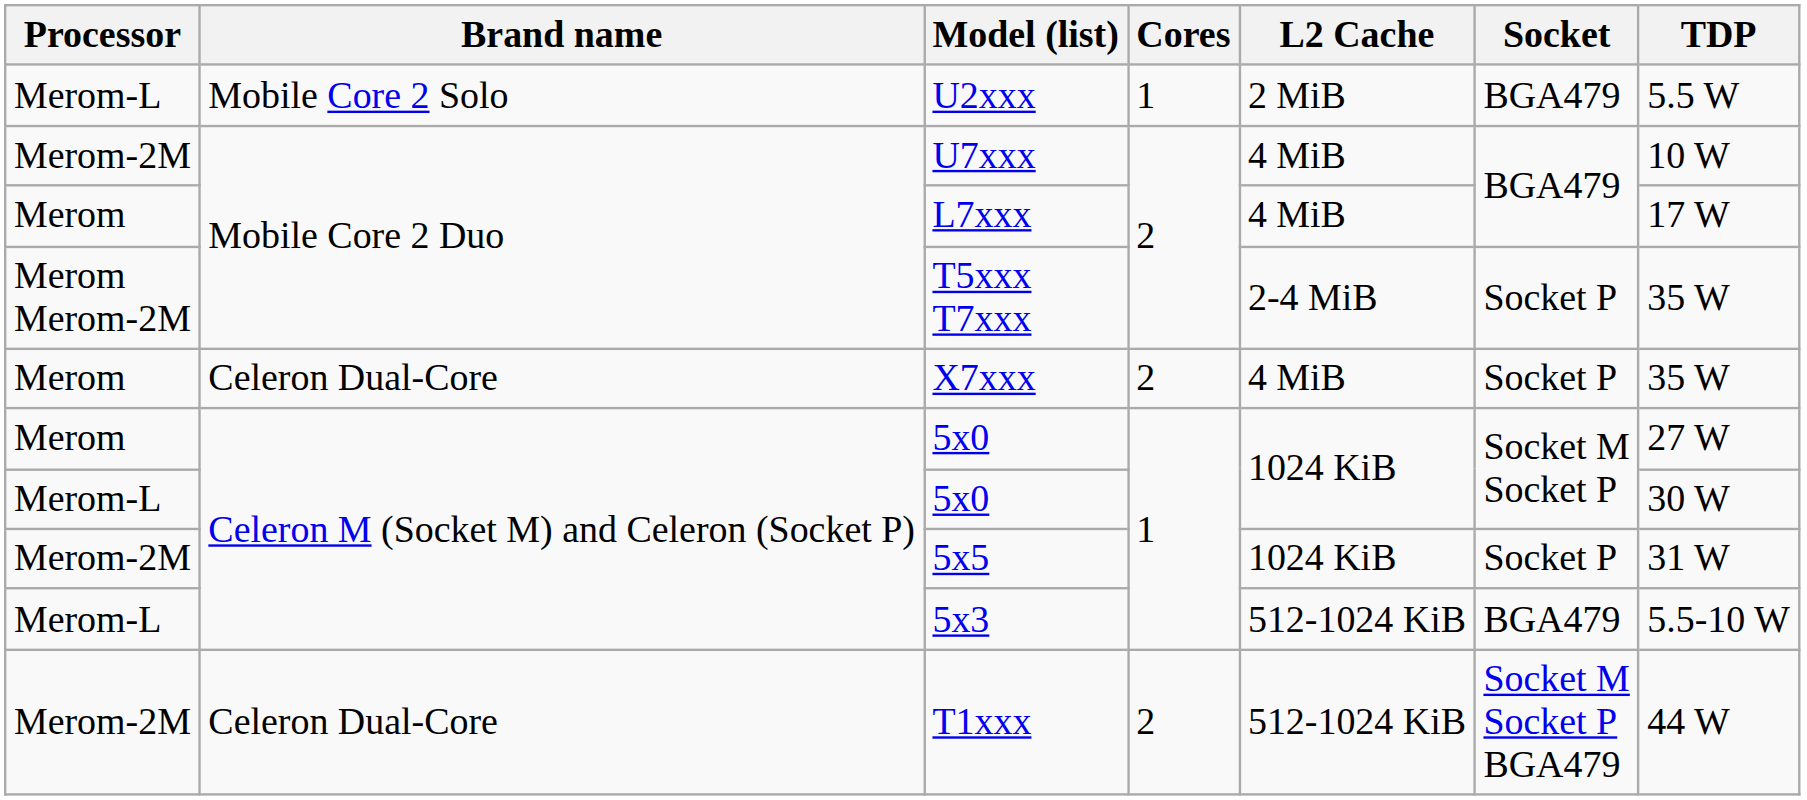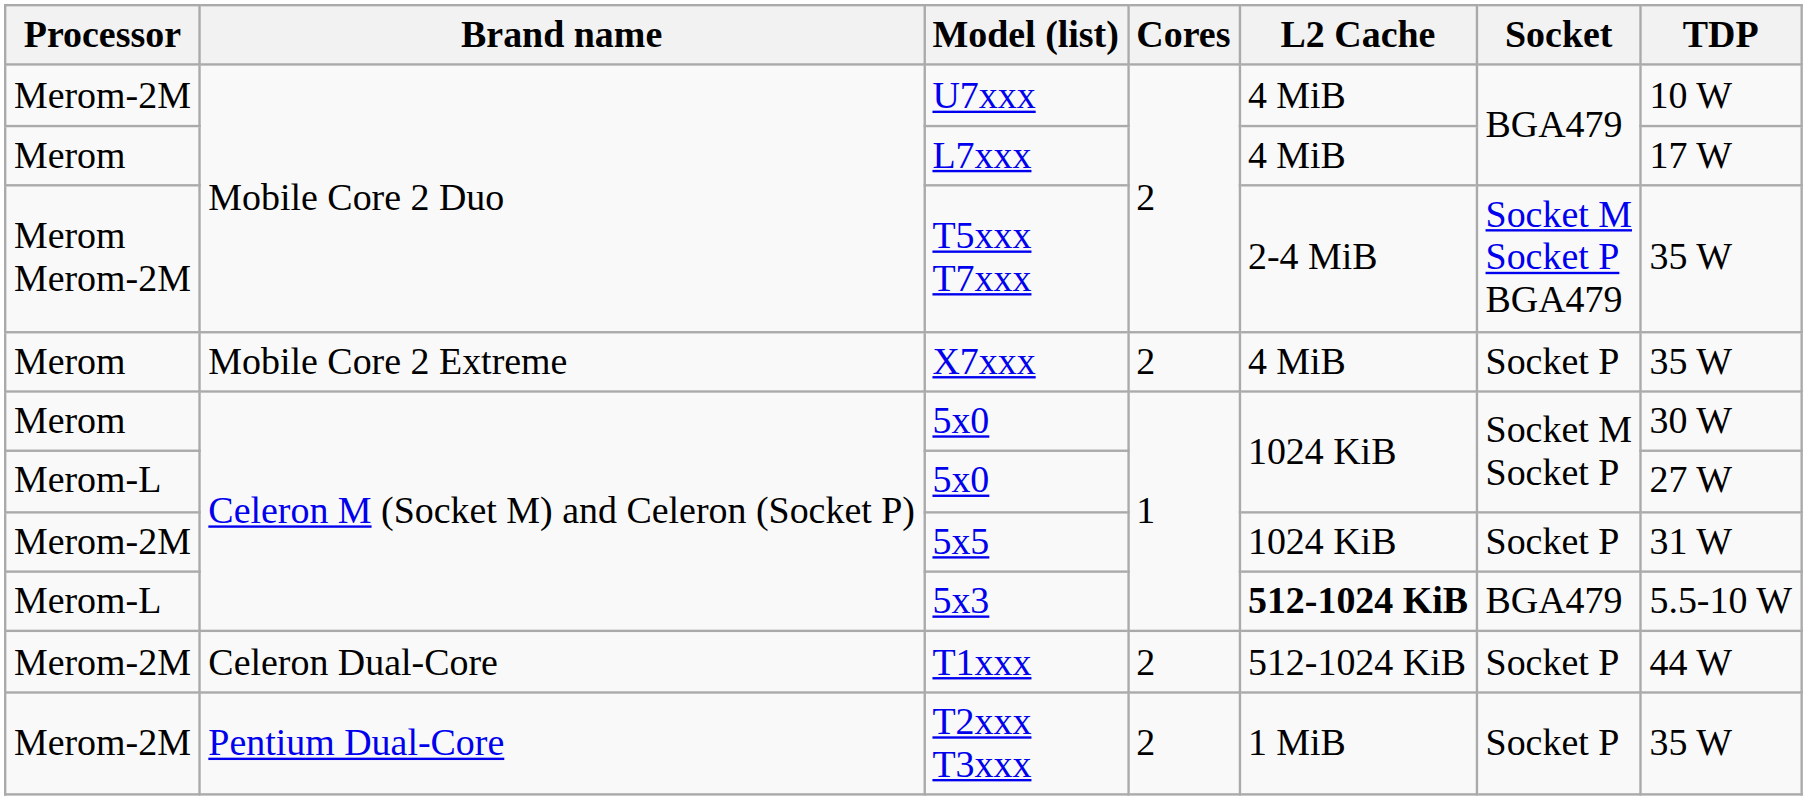- row: (88, 94)
(1550, 296) Socket P -> (1559, 257) Socket M Socket P BGA479
(353, 377) Celeron Dual-Core -> (388, 360) Mobile Core 2 Extreme
(1689, 438) 27 W -> (1691, 420) 30 W
(1689, 498) 30 W -> (1691, 480) 27 W
(1357, 618) normal -> (1358, 600) bold
(1557, 721) Socket M Socket P BGA479 -> (1552, 661) Socket P
+ row: (102, 742)
